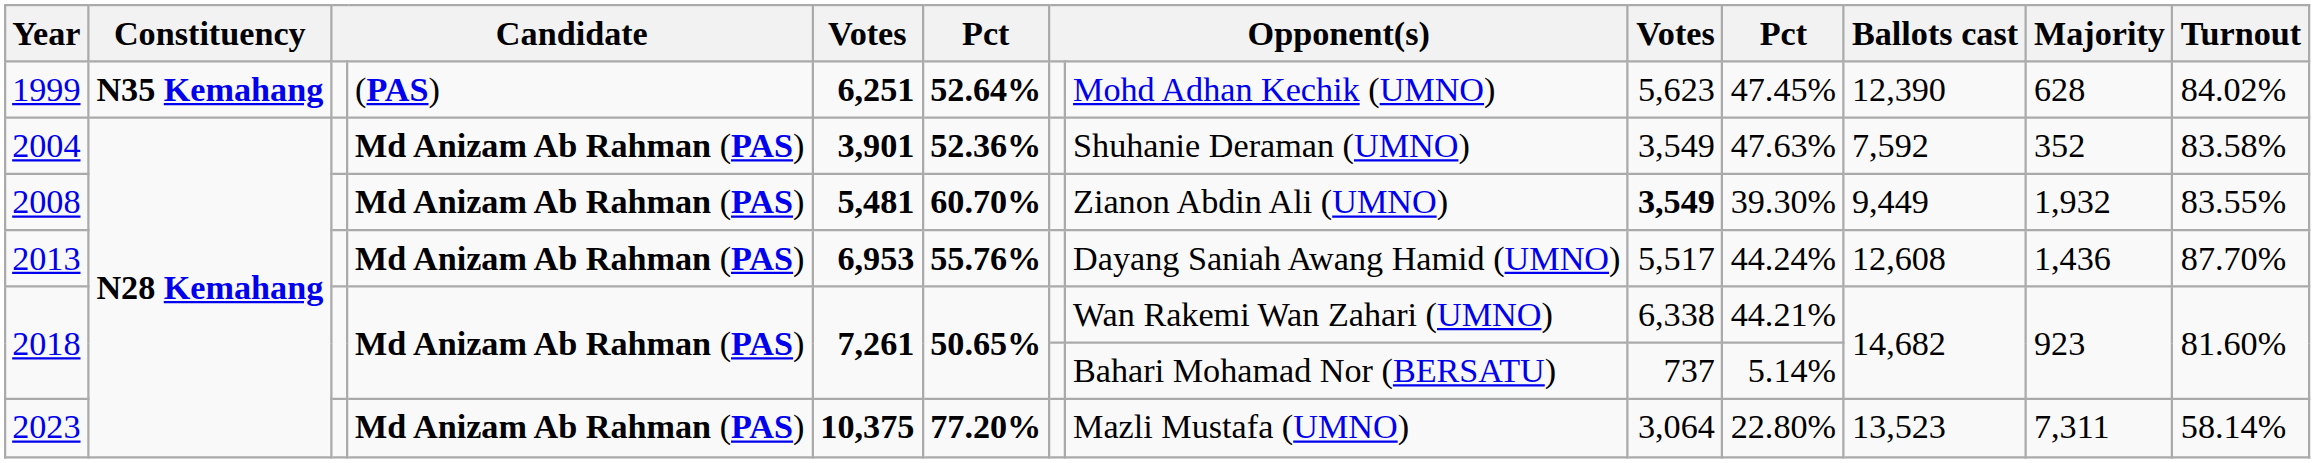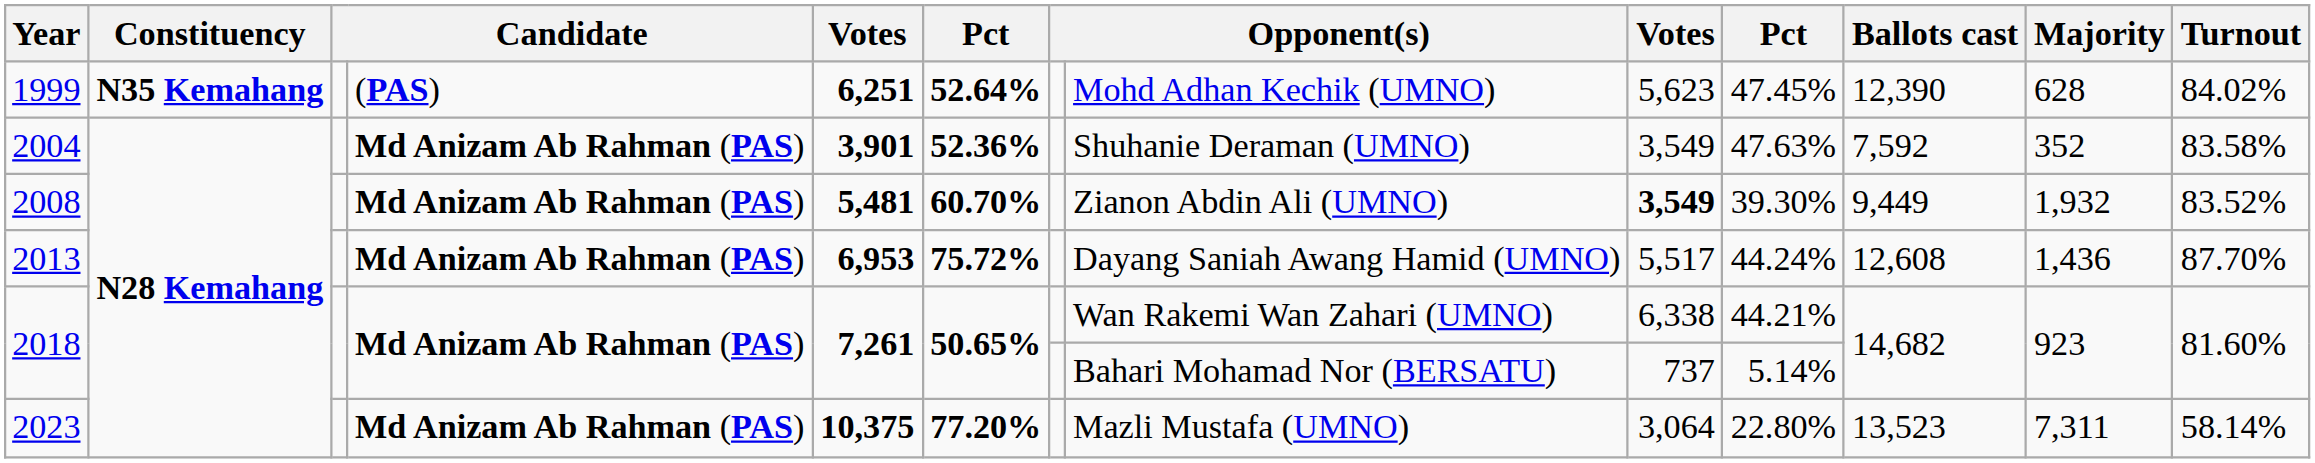(2233, 201) 83.55% -> (2233, 201) 83.52%
(986, 258) 55.76% -> (986, 258) 75.72%
